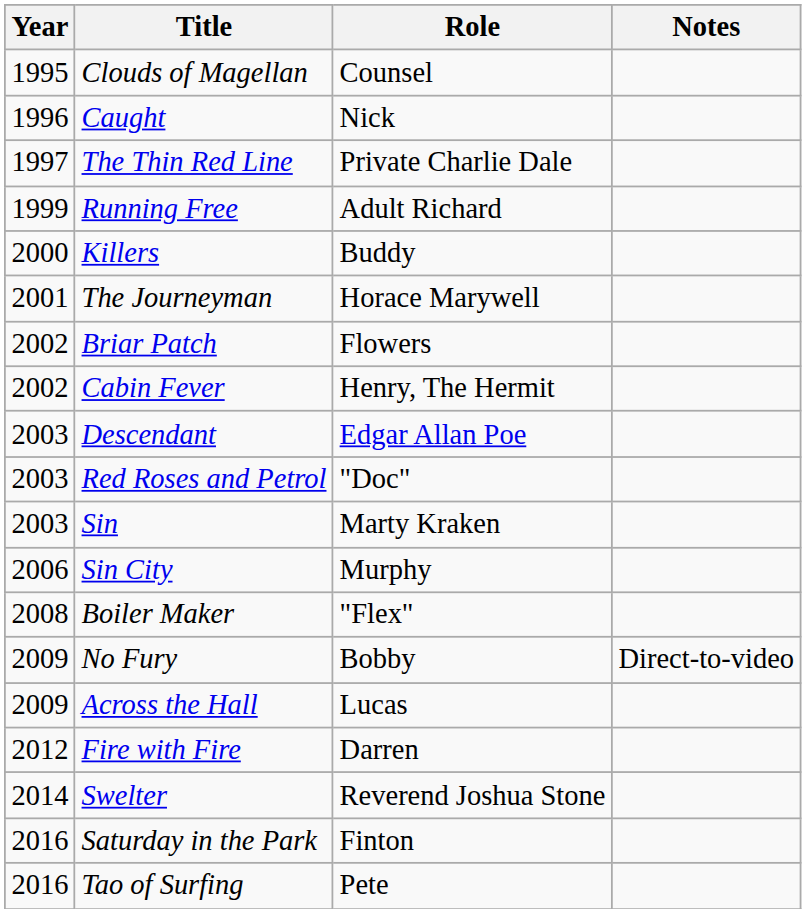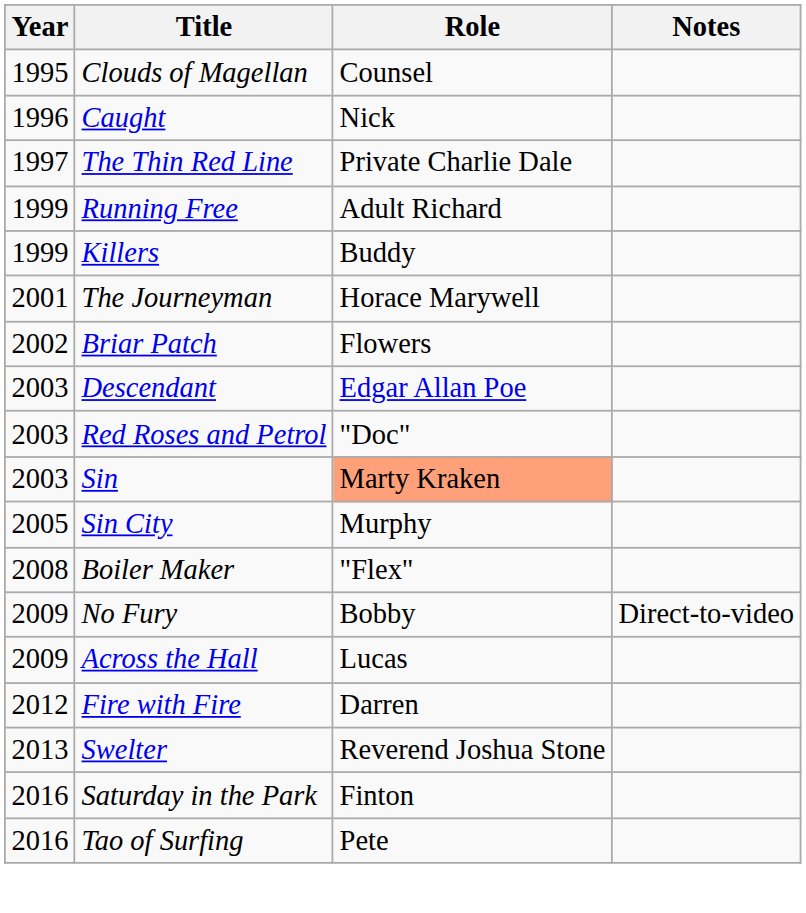(40, 252) 2000 -> (40, 252) 1999
- row: (153, 388)
(420, 523) no background -> (420, 478) lightsalmon background
(40, 569) 2006 -> (40, 523) 2005
(40, 794) 2014 -> (40, 749) 2013
